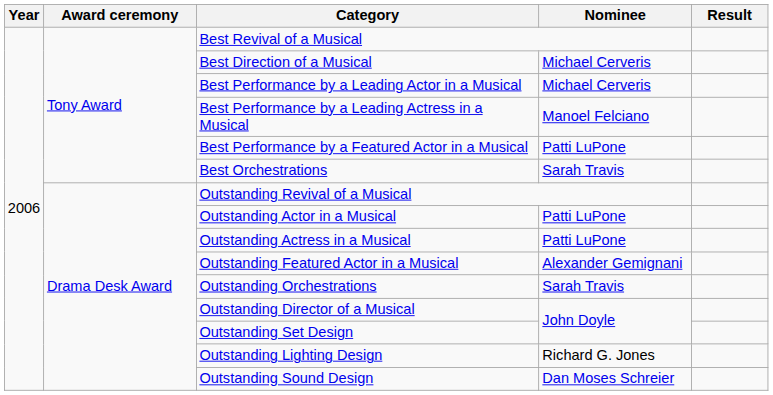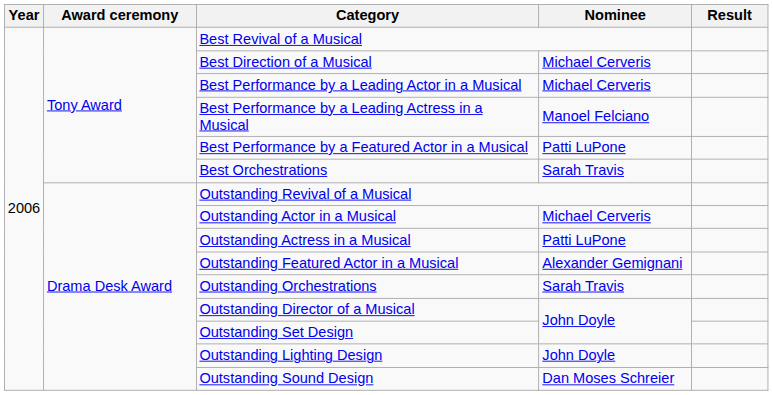(584, 217) Patti LuPone -> (597, 217) Michael Cerveris
(599, 355) Richard G. Jones -> (579, 355) John Doyle
